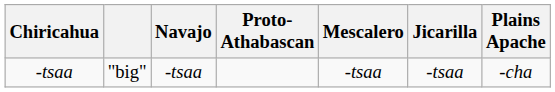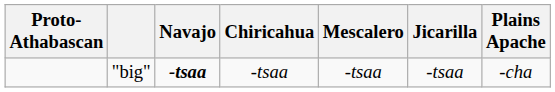columns swapped: (267, 31) <-> (54, 31)
(183, 72) normal -> (188, 72) bold
